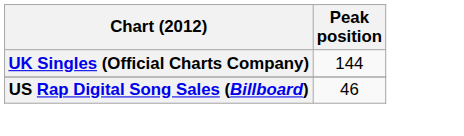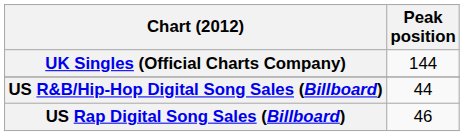+ row: (196, 90)
